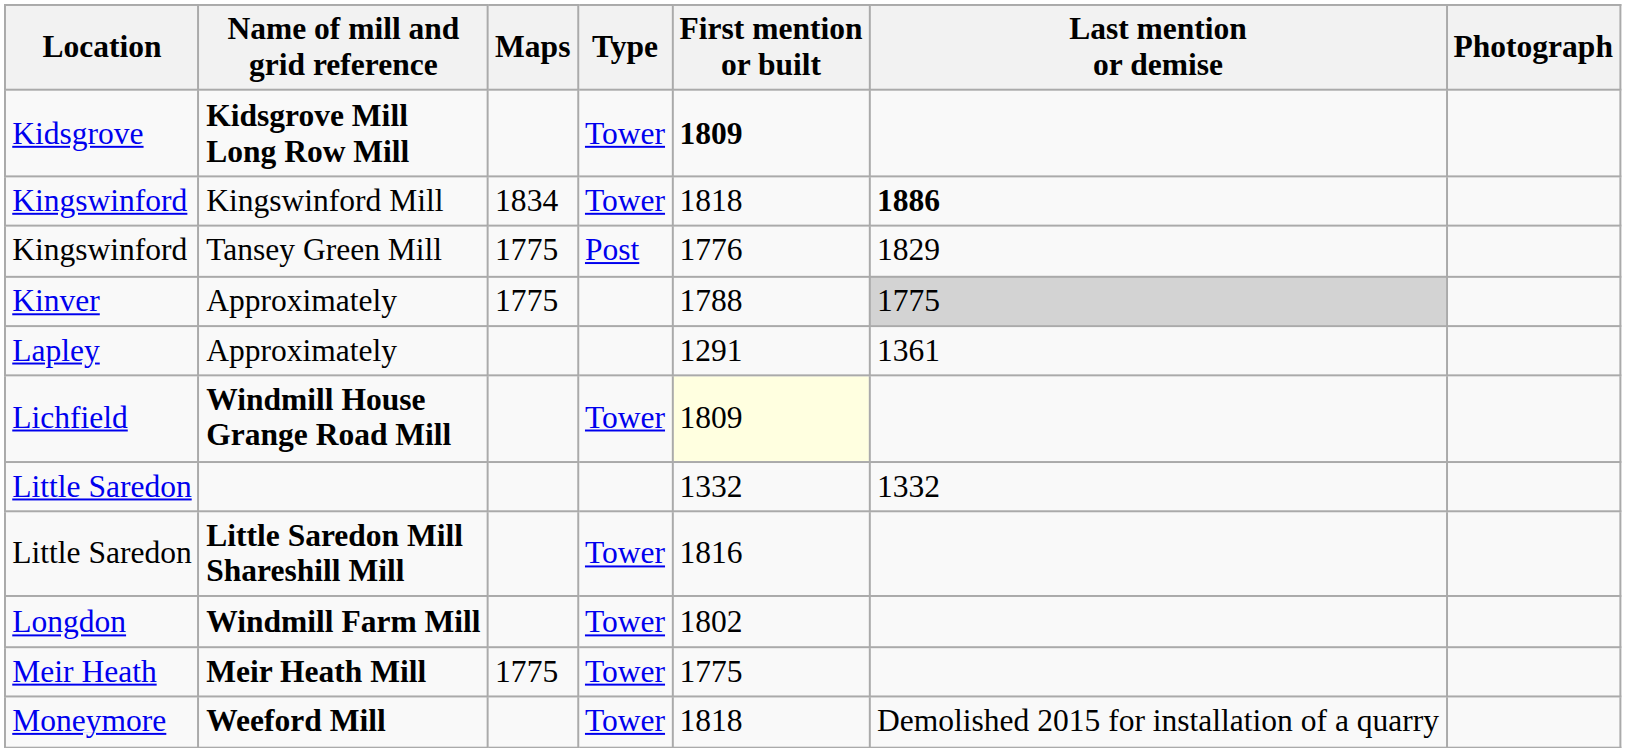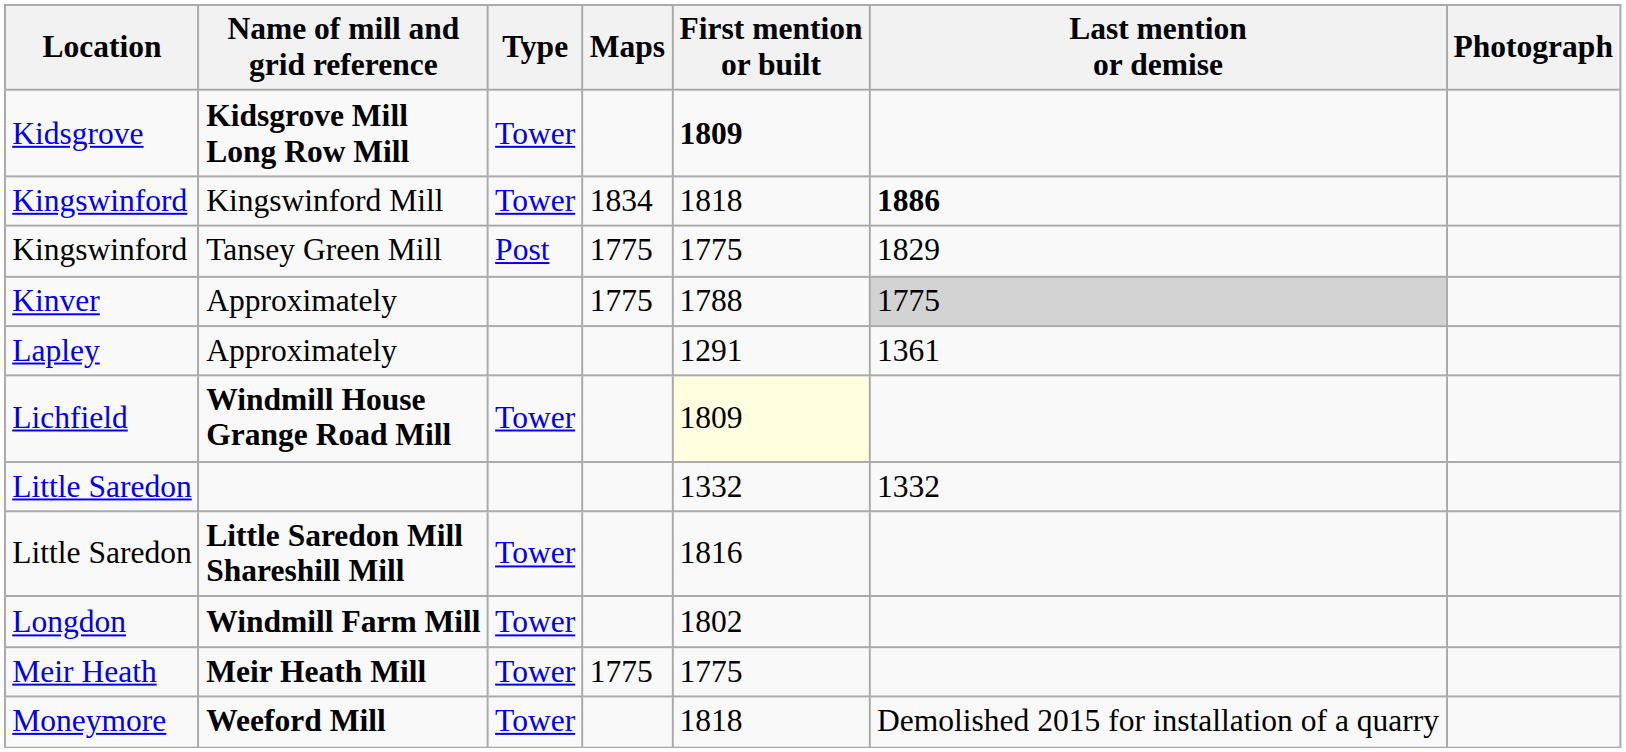columns swapped: (625, 47) <-> (533, 47)
(711, 250) 1776 -> (711, 250) 1775
